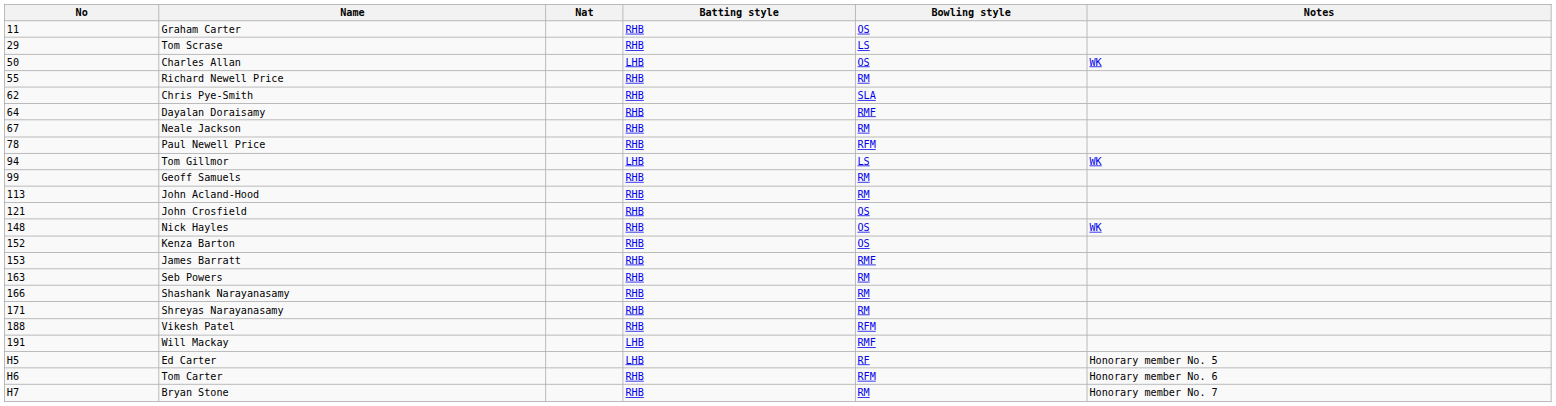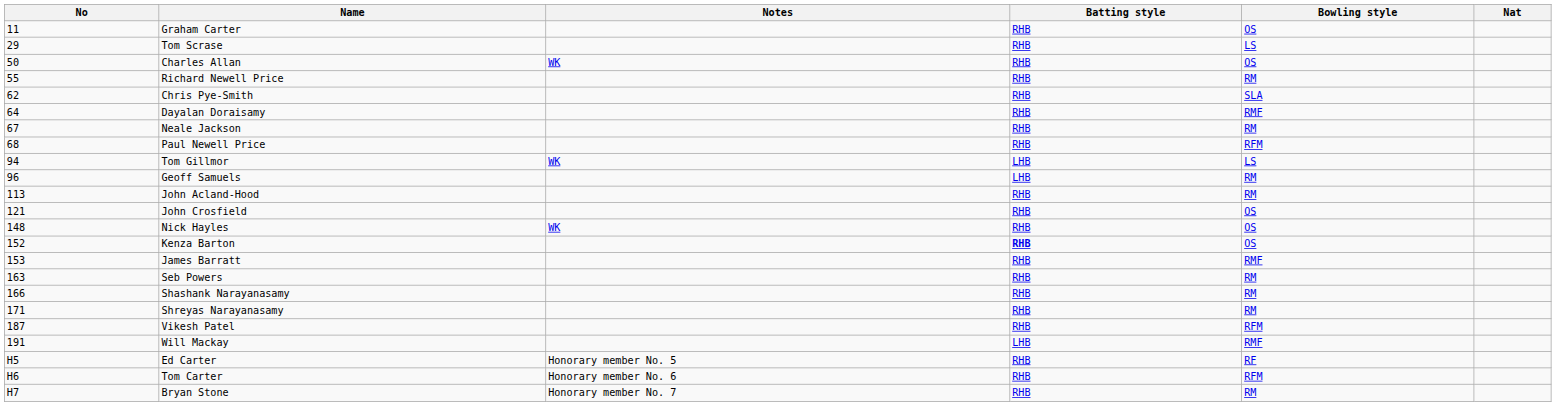columns swapped: (584, 13) <-> (1319, 13)
(635, 62) LHB -> (1021, 62) RHB
(13, 145) 78 -> (13, 145) 68
(13, 178) 99 -> (13, 178) 96
(635, 178) RHB -> (1021, 178) LHB
(635, 244) normal -> (1021, 244) bold
(16, 327) 188 -> (16, 327) 187
(635, 360) LHB -> (1021, 360) RHB
